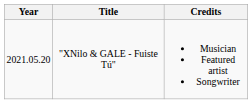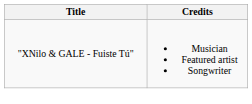- column: (29, 12)
